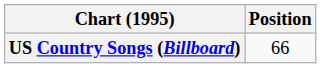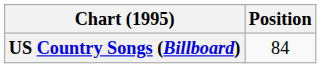(280, 47) 66 -> (280, 47) 84
